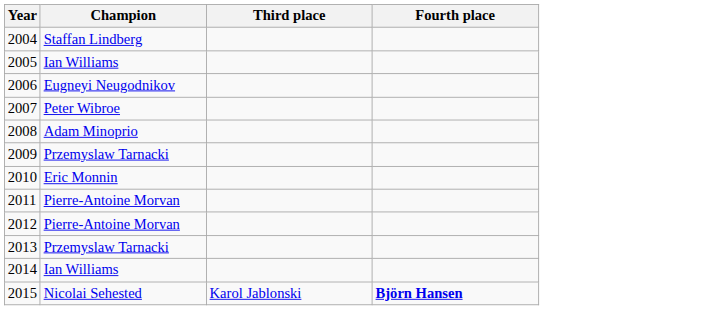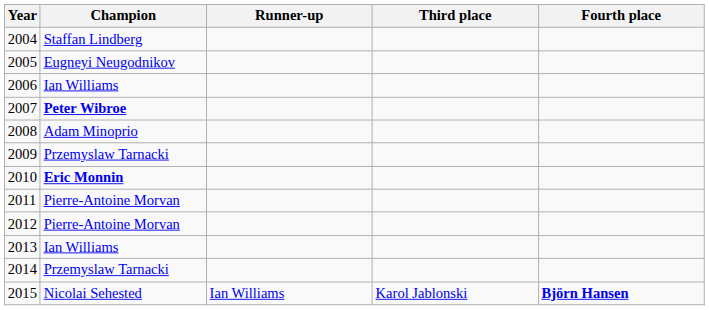+ column: (289, 16)
(81, 62) Ian Williams -> (109, 62) Eugneyi Neugodnikov
(109, 85) Eugneyi Neugodnikov -> (81, 85) Ian Williams
(82, 108) normal -> (85, 108) bold
(81, 177) normal -> (83, 177) bold
(106, 246) Przemyslaw Tarnacki -> (81, 246) Ian Williams
(81, 270) Ian Williams -> (106, 270) Przemyslaw Tarnacki
